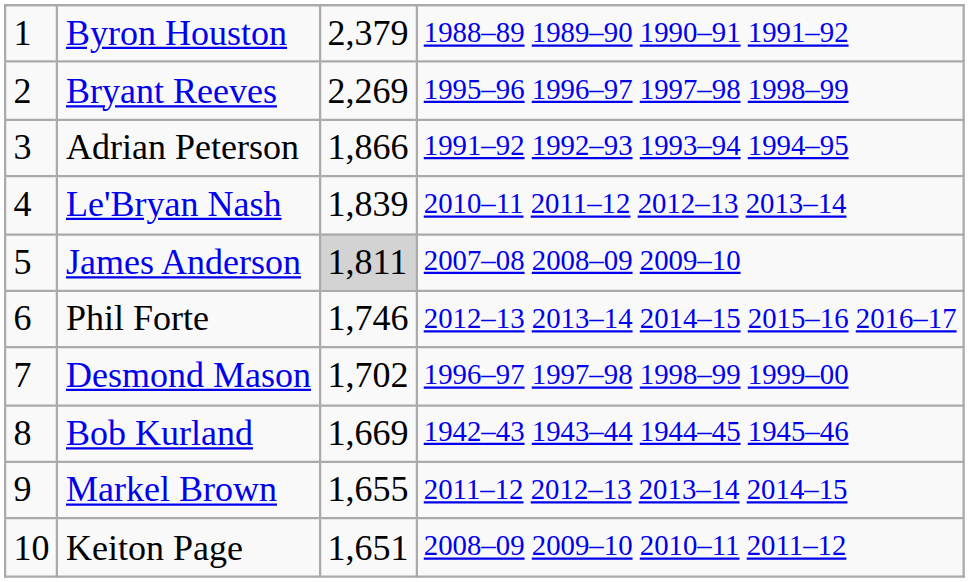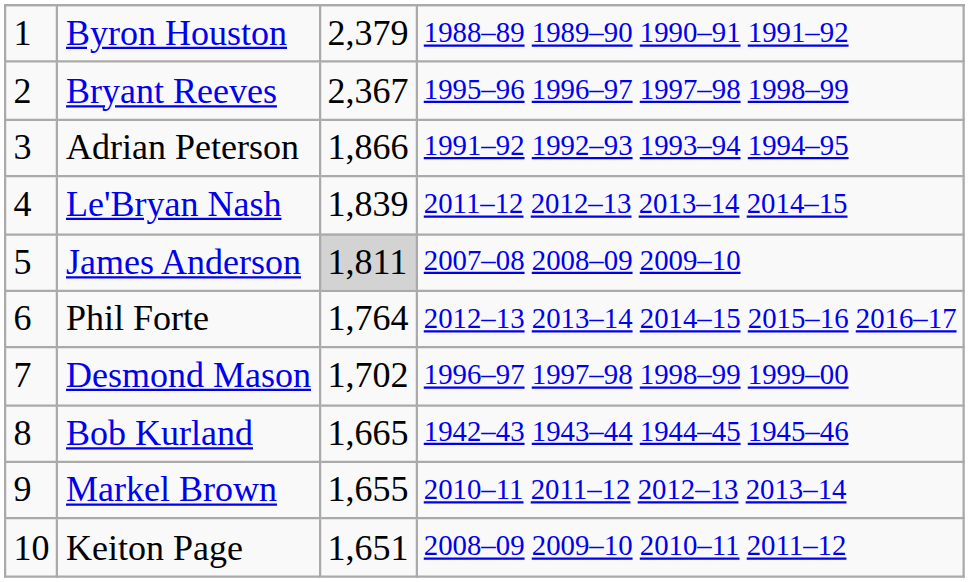(368, 90) 2,269 -> (368, 90) 2,367
(635, 204) 2010–11 2011–12 2012–13 2013–14 -> (636, 204) 2011–12 2012–13 2013–14 2014–15
(368, 318) 1,746 -> (368, 318) 1,764
(368, 432) 1,669 -> (368, 432) 1,665
(636, 489) 2011–12 2012–13 2013–14 2014–15 -> (635, 489) 2010–11 2011–12 2012–13 2013–14
